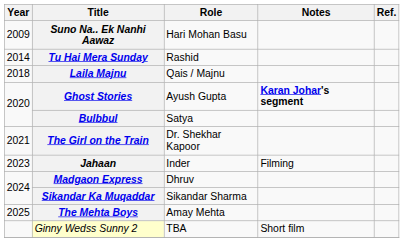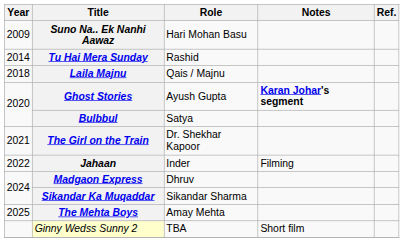(18, 163) 2023 -> (18, 163) 2022
